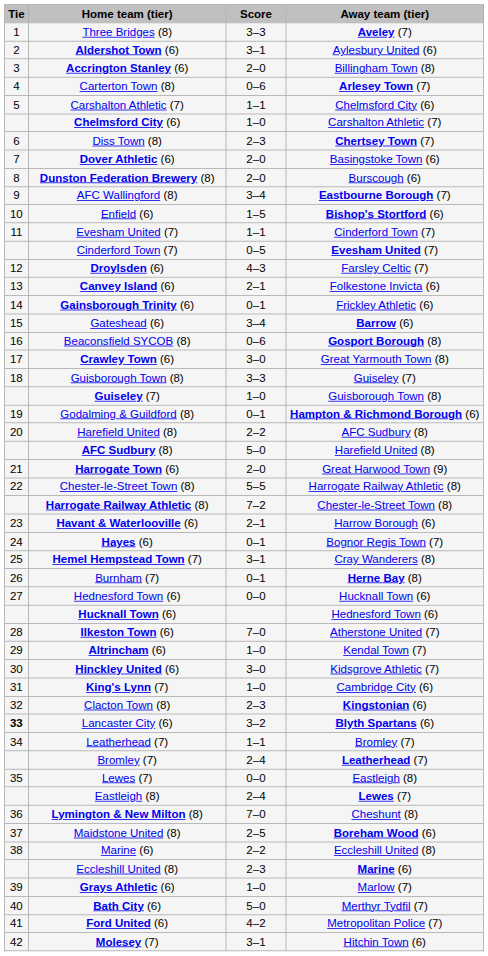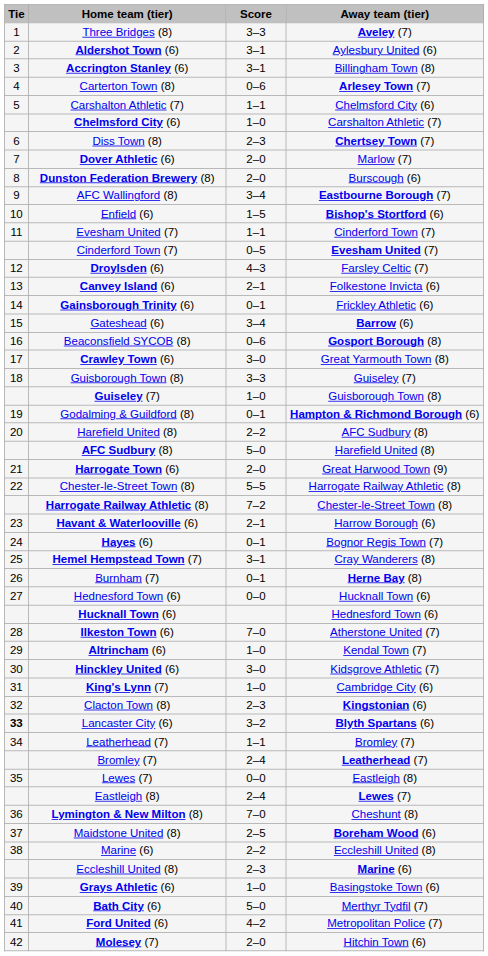(256, 68) 2–0 -> (256, 68) 3–1
(385, 159) Basingstoke Town (6) -> (385, 159) Marlow (7)
(385, 887) Marlow (7) -> (385, 887) Basingstoke Town (6)
(256, 942) 3–1 -> (256, 942) 2–0
